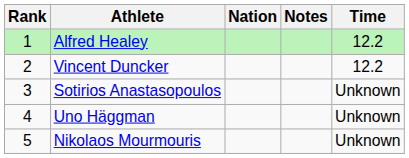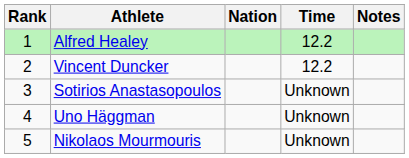columns swapped: (368, 16) <-> (306, 16)
